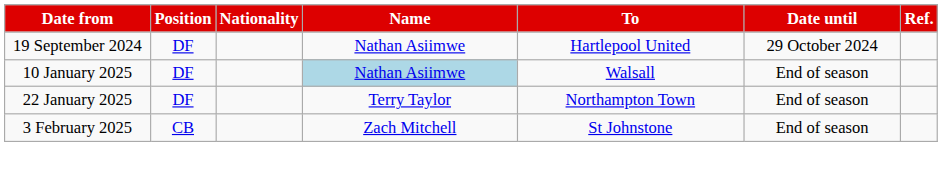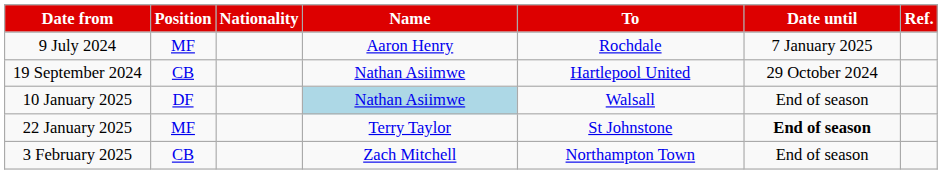+ row: (77, 45)
(183, 45) DF -> (183, 73) CB
(183, 100) DF -> (183, 127) MF
(630, 100) Northampton Town -> (630, 127) St Johnstone
(822, 100) normal -> (822, 127) bold
(630, 127) St Johnstone -> (630, 155) Northampton Town
